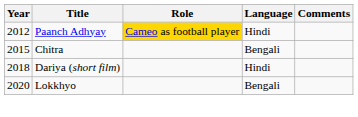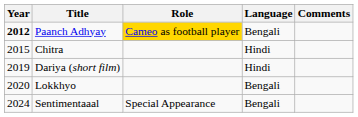(18, 31) normal -> (18, 31) bold
(257, 31) Hindi -> (262, 31) Bengali
(262, 49) Bengali -> (257, 49) Hindi
(18, 67) 2018 -> (18, 67) 2019
+ row: (67, 103)
